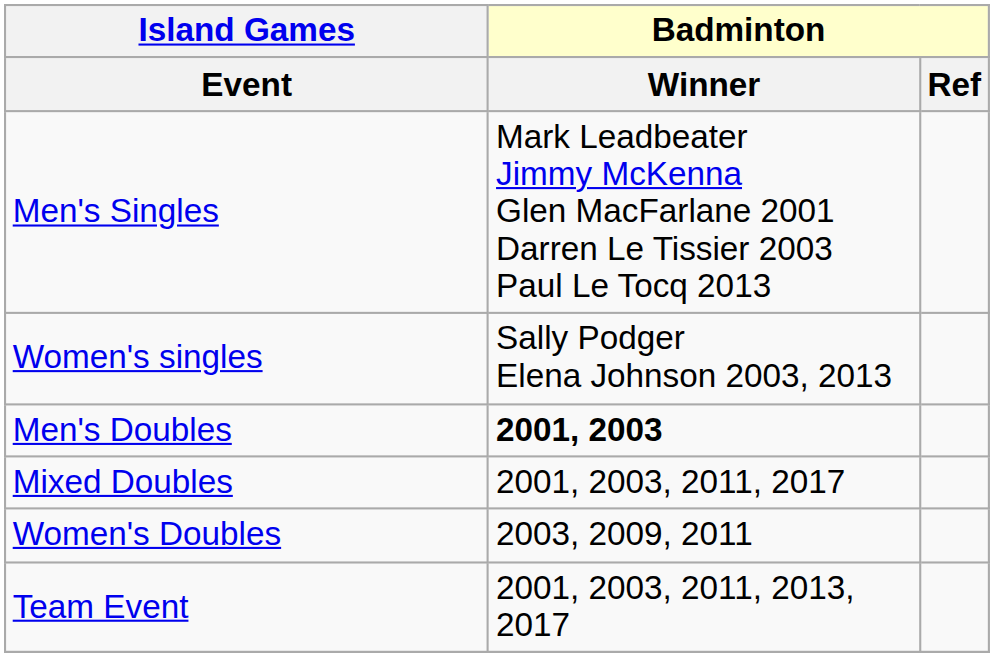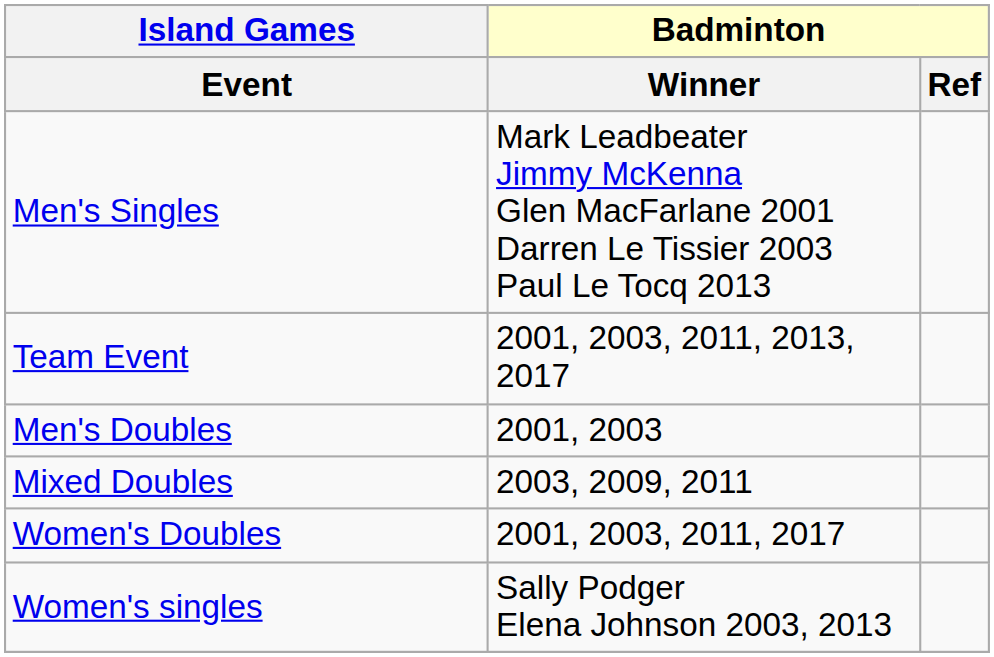rows swapped: (138, 357) <-> (101, 606)
(579, 429) bold -> (579, 429) normal
(671, 481) 2001, 2003, 2011, 2017 -> (624, 481) 2003, 2009, 2011
(624, 534) 2003, 2009, 2011 -> (671, 534) 2001, 2003, 2011, 2017
